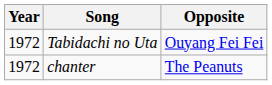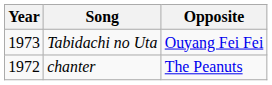(24, 42) 1972 -> (24, 42) 1973
